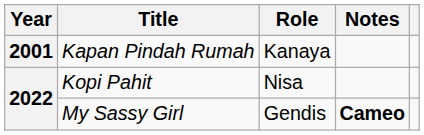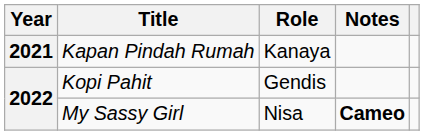(31, 51) 2001 -> (31, 51) 2021
(283, 82) Nisa -> (295, 82) Gendis
(295, 113) Gendis -> (283, 113) Nisa
